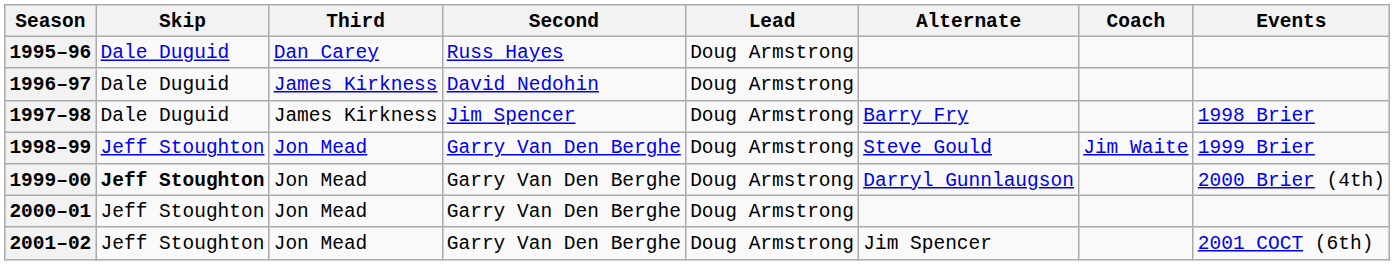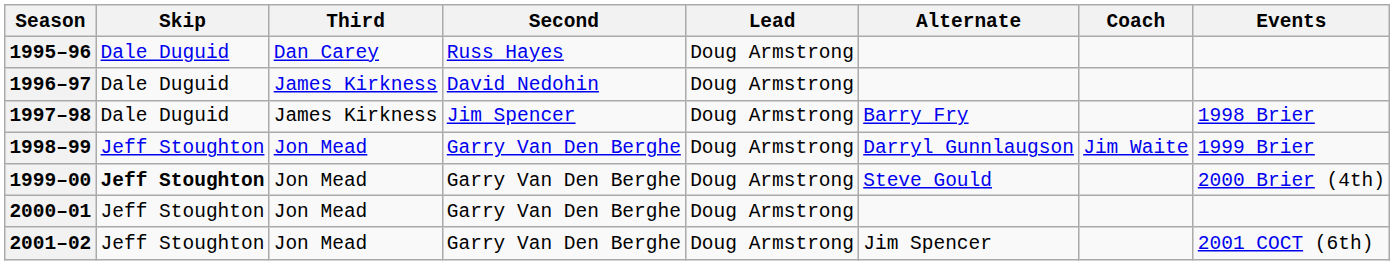(928, 148) Steve Gould -> (969, 148) Darryl Gunnlaugson
(969, 180) Darryl Gunnlaugson -> (928, 180) Steve Gould
